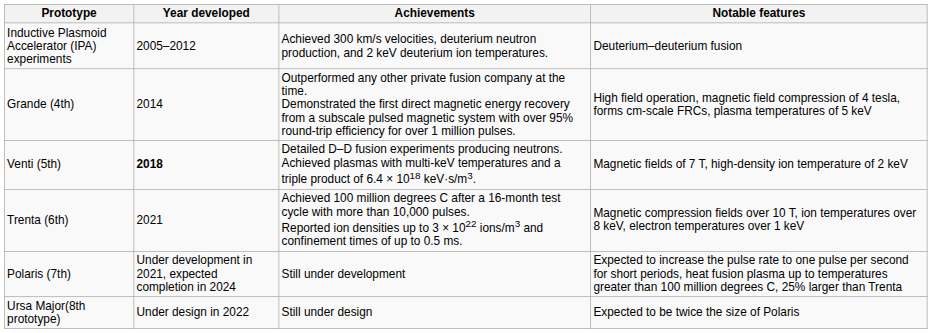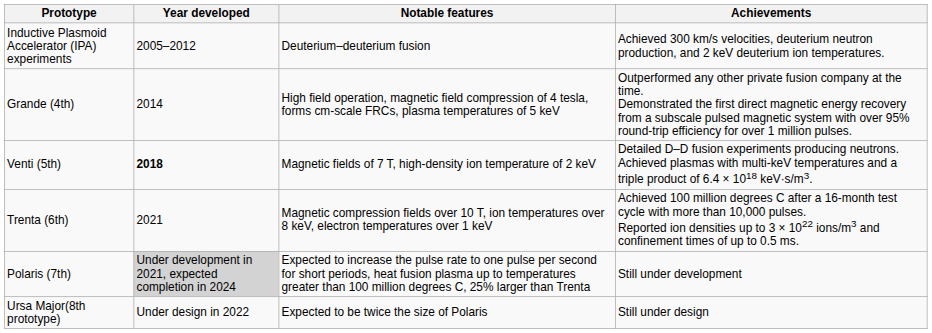columns swapped: (759, 13) <-> (435, 13)
(194, 274) no background -> (194, 274) lightgrey background
